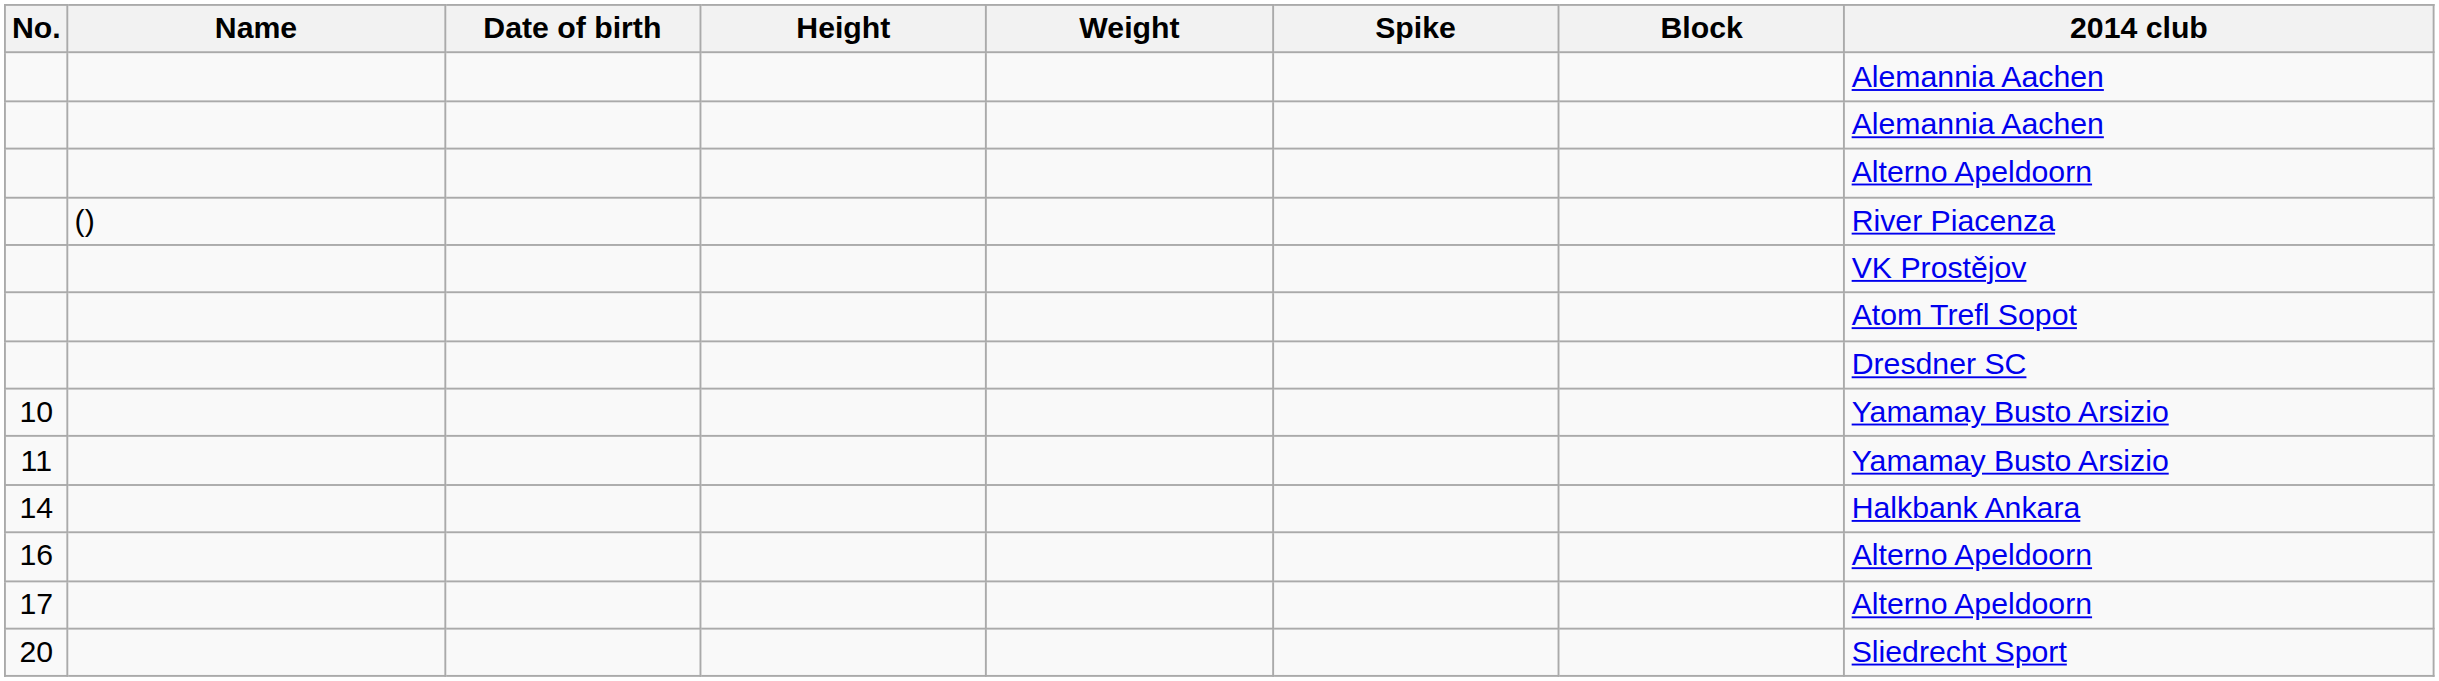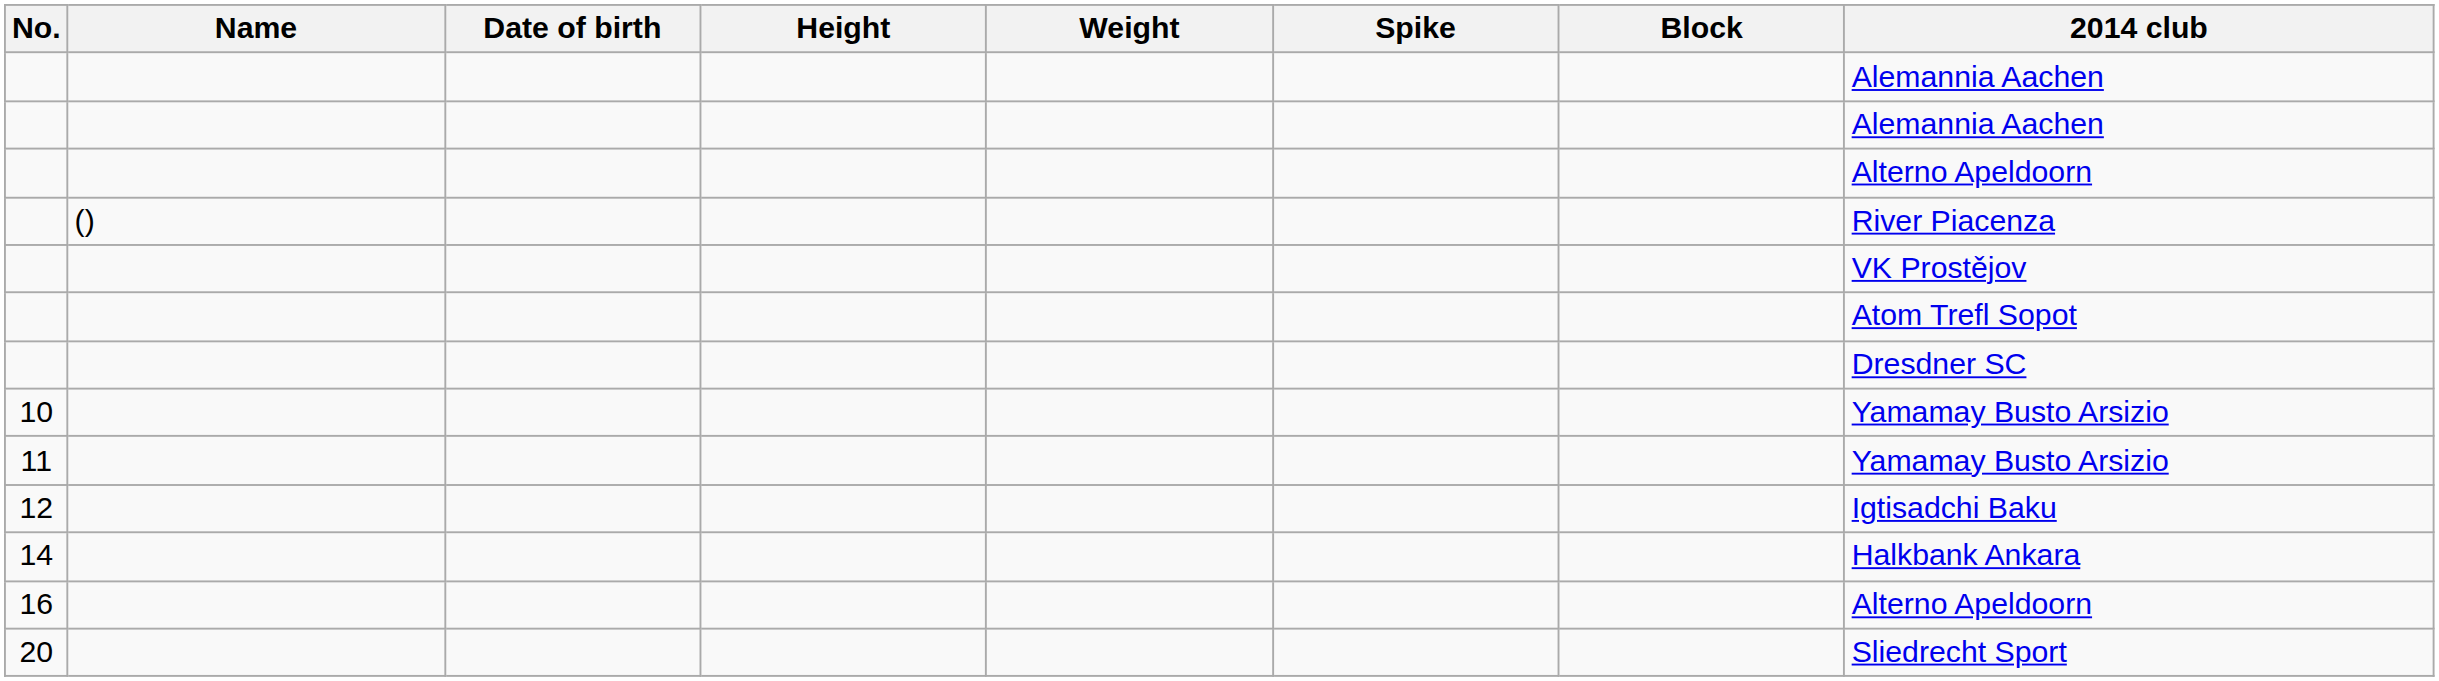+ row: (36, 508)
- row: (36, 603)
